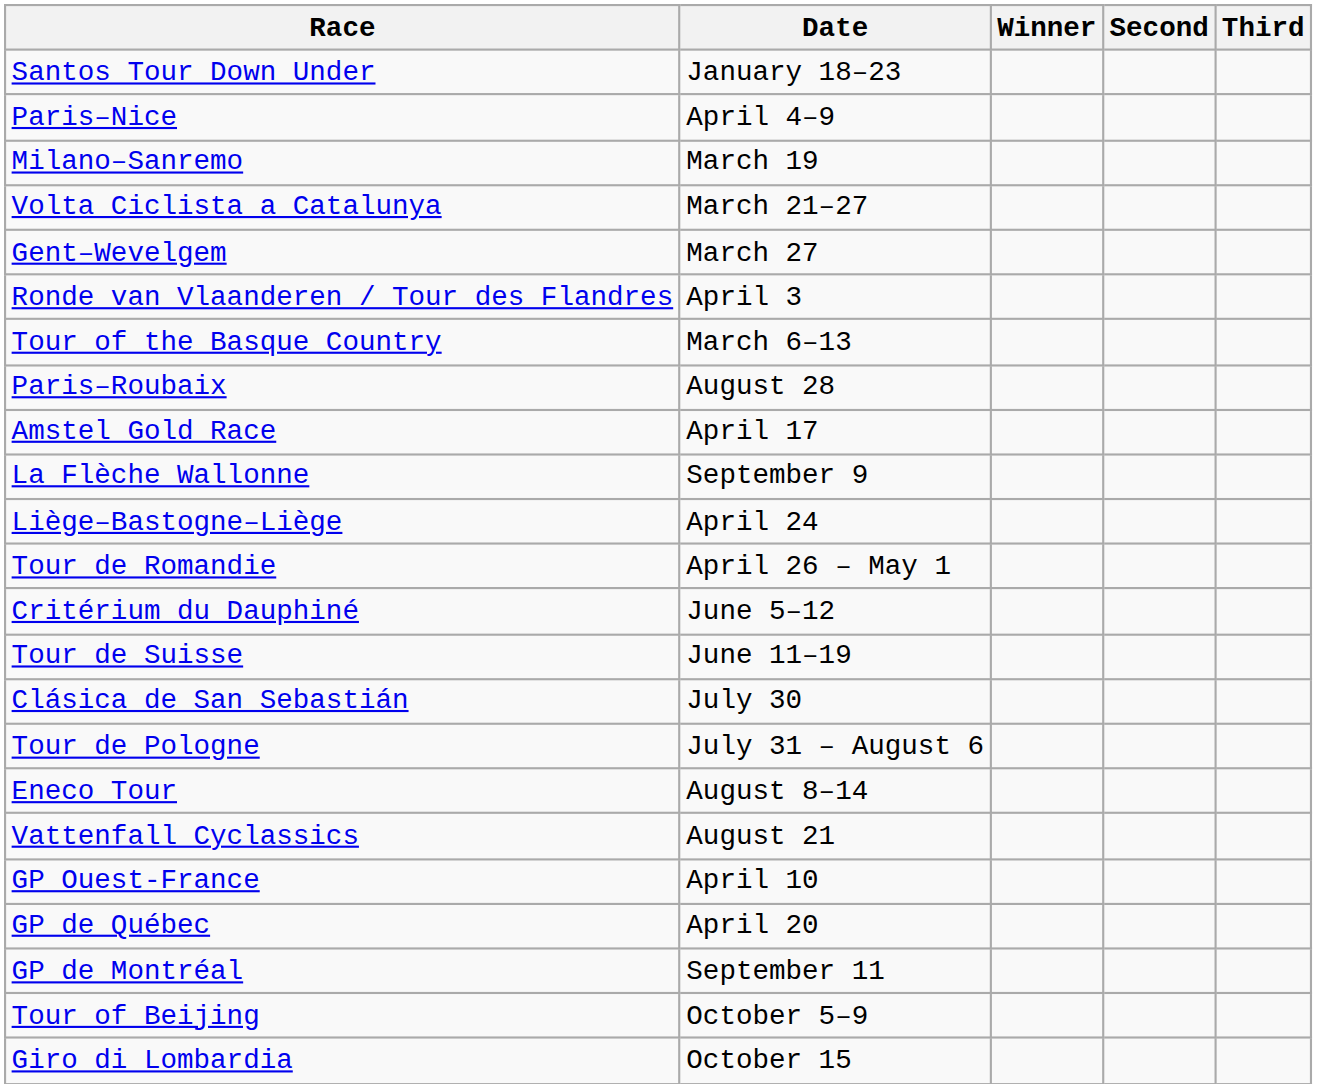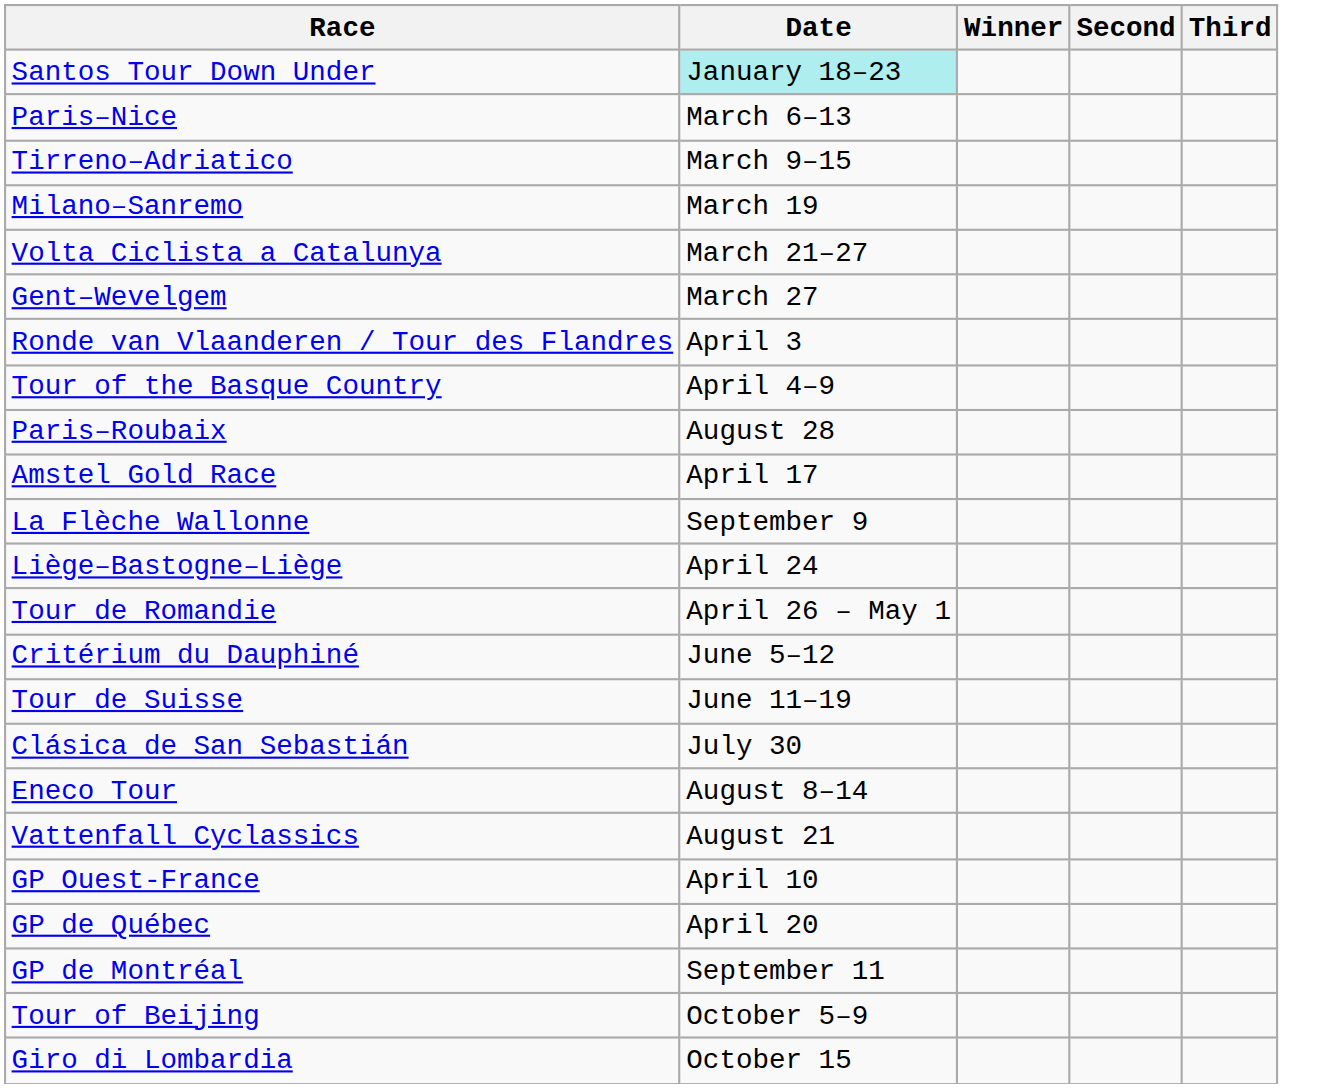(794, 72) no background -> (794, 72) paleturquoise background
(761, 117) April 4–9 -> (769, 117) March 6–13
+ row: (152, 162)
(769, 342) March 6–13 -> (761, 387) April 4–9
- row: (136, 746)
